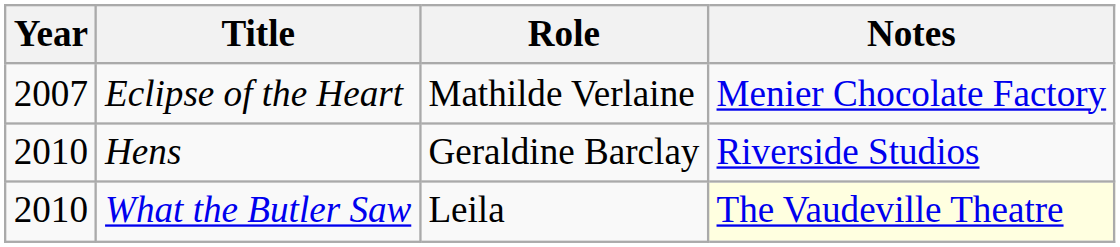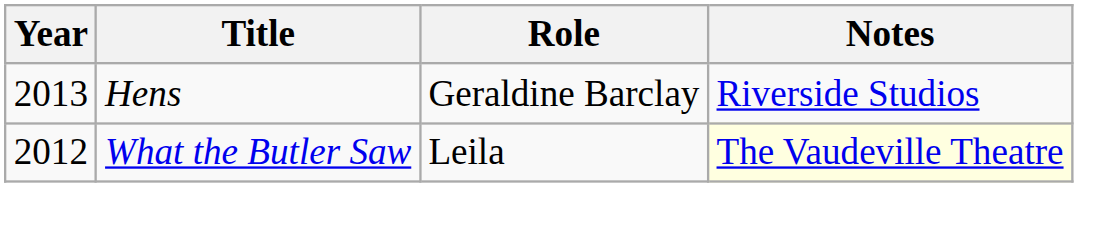- row: (254, 92)
(51, 151) 2010 -> (51, 92) 2013
(51, 210) 2010 -> (51, 151) 2012
